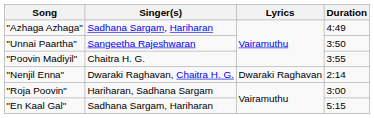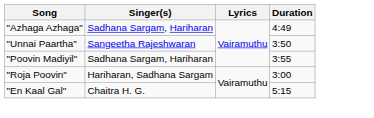(116, 59) Chaitra H. G. -> (150, 59) Sadhana Sargam, Hariharan
- row: (35, 75)
(150, 106) Sadhana Sargam, Hariharan -> (116, 91) Chaitra H. G.
